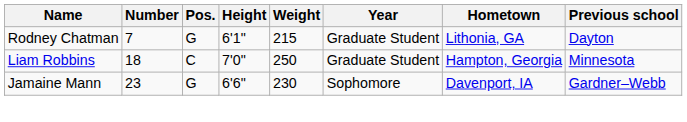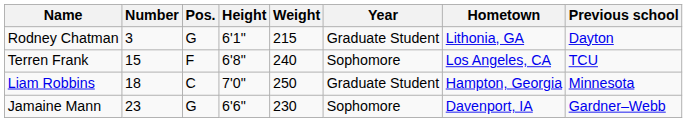(129, 38) 7 -> (129, 38) 3
+ row: (48, 60)
